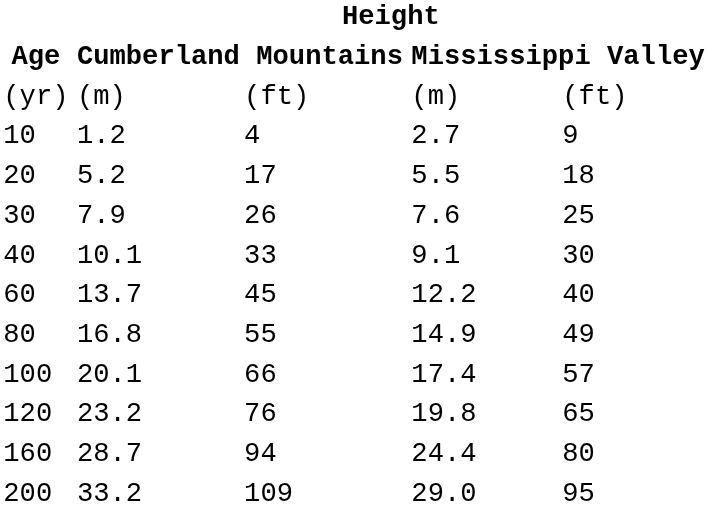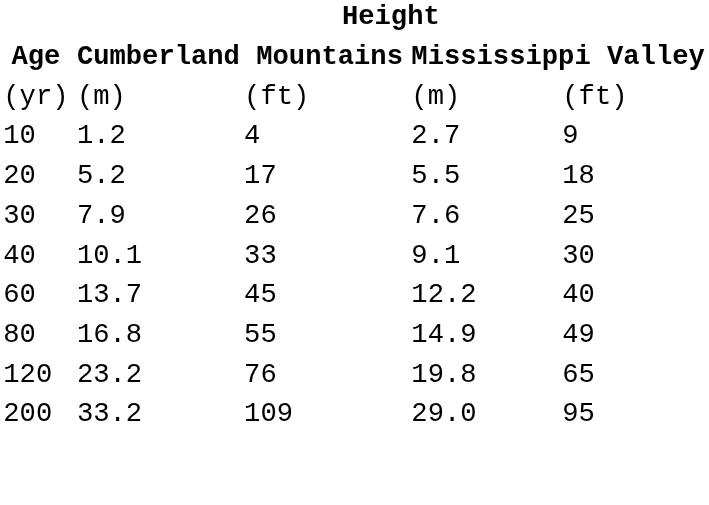- row: (28, 374)
- row: (28, 454)
